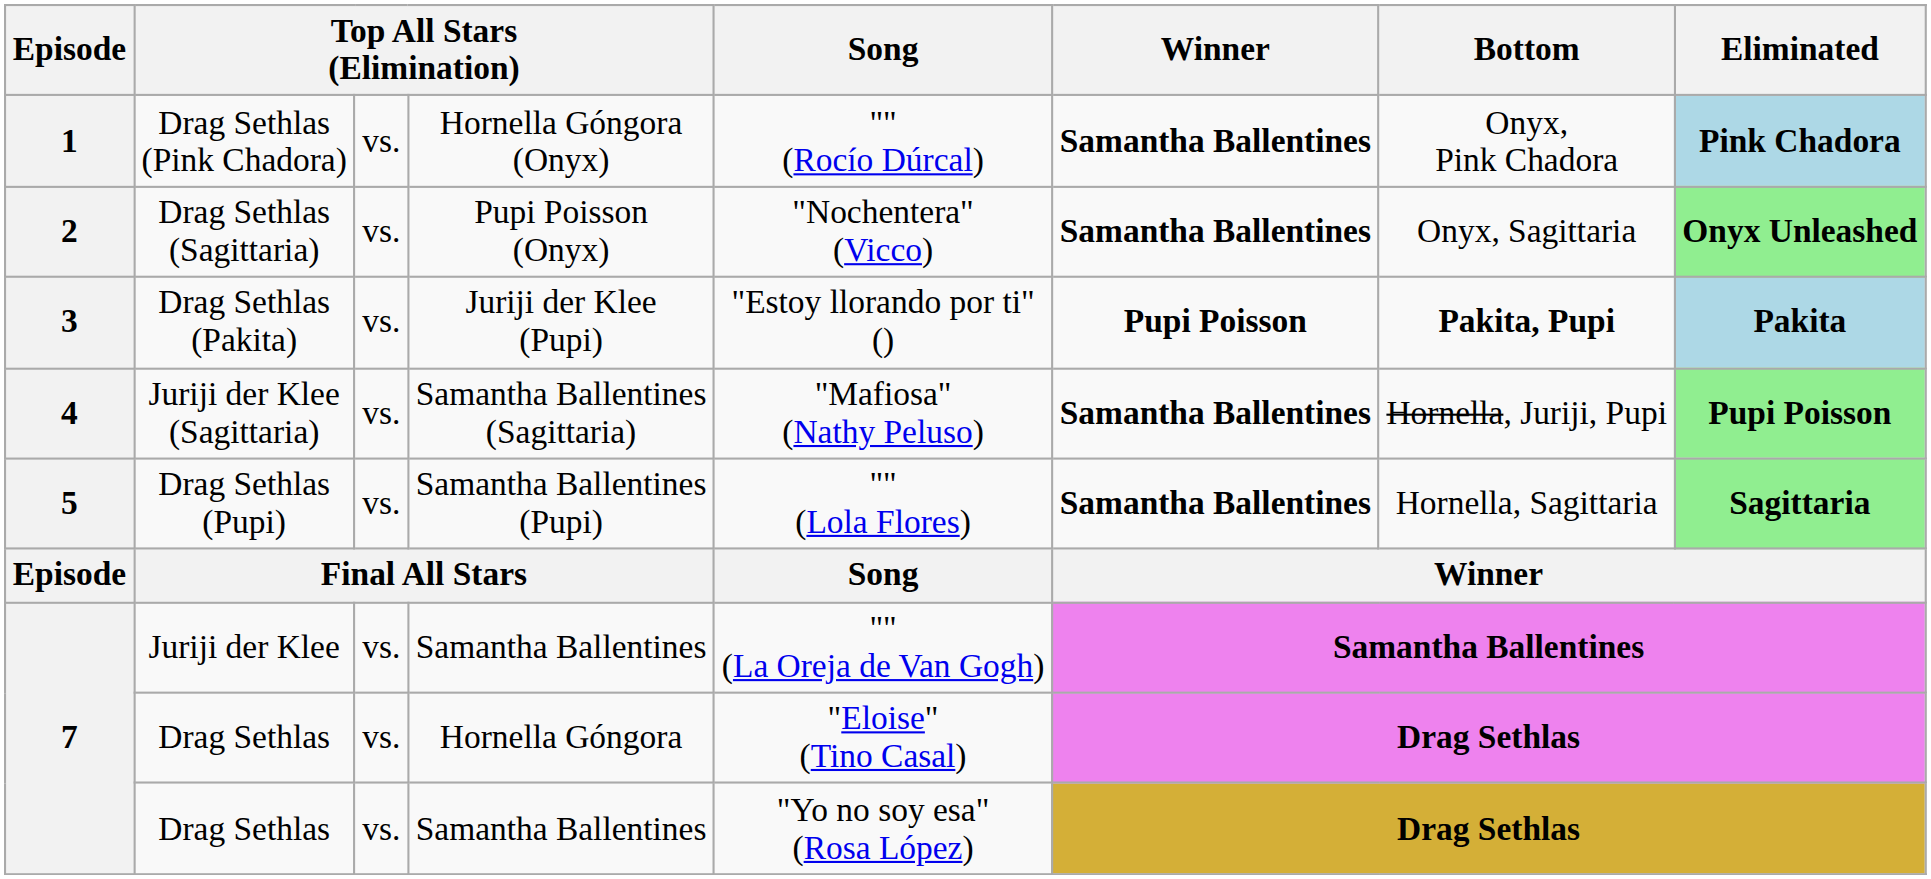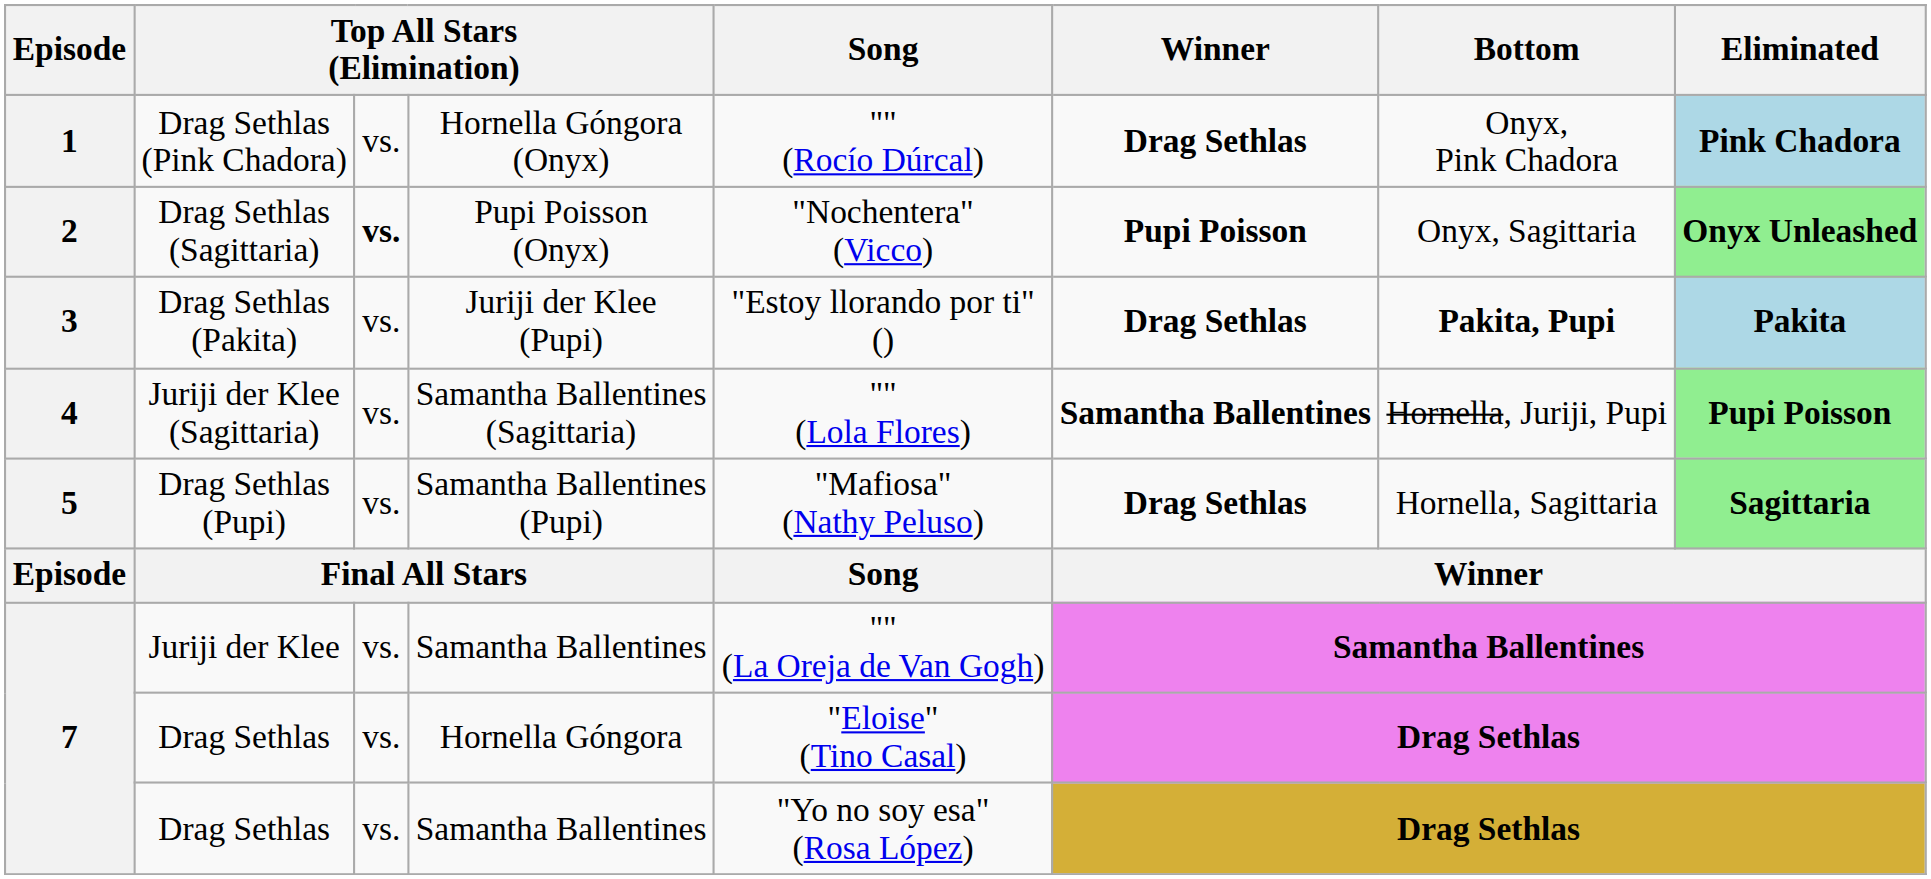(1215, 140) Samantha Ballentines -> (1215, 140) Drag Sethlas
(381, 231) normal -> (381, 231) bold
(1215, 231) Samantha Ballentines -> (1215, 231) Pupi Poisson
(1215, 321) Pupi Poisson -> (1215, 321) Drag Sethlas
(883, 412) "Mafiosa" (Nathy Peluso) -> (883, 412) "" (Lola Flores)
(883, 503) "" (Lola Flores) -> (883, 503) "Mafiosa" (Nathy Peluso)
(1215, 503) Samantha Ballentines -> (1215, 503) Drag Sethlas
